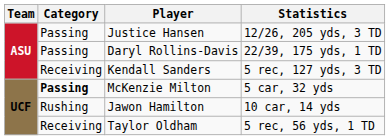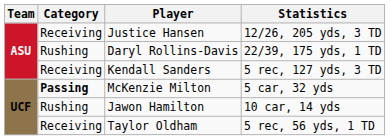(64, 32) Passing -> (71, 32) Receiving
(64, 51) Passing -> (64, 51) Rushing
